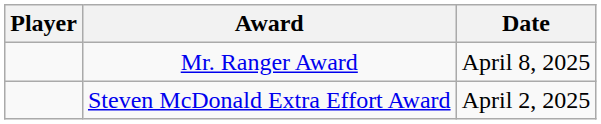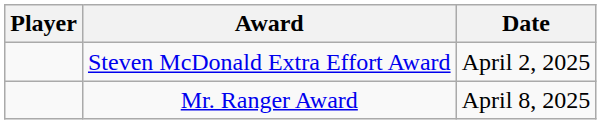rows swapped: (269, 99) <-> (269, 61)
